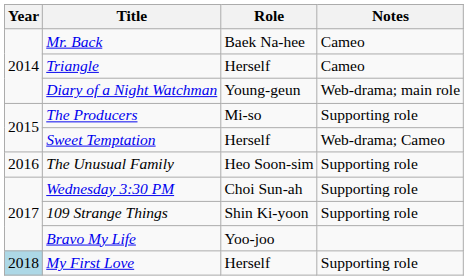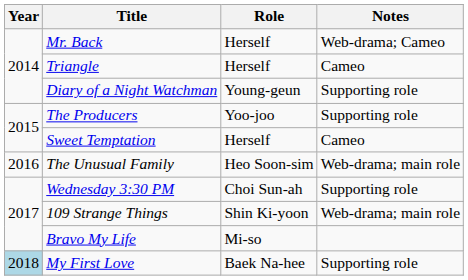(265, 41) Baek Na-hee -> (247, 41) Herself
(343, 41) Cameo -> (383, 41) Web-drama; Cameo
(390, 90) Web-drama; main role -> (369, 90) Supporting role
(243, 115) Mi-so -> (250, 115) Yoo-joo
(383, 139) Web-drama; Cameo -> (343, 139) Cameo
(369, 164) Supporting role -> (390, 164) Web-drama; main role
(369, 213) Supporting role -> (390, 213) Web-drama; main role
(250, 238) Yoo-joo -> (243, 238) Mi-so
(247, 262) Herself -> (265, 262) Baek Na-hee
